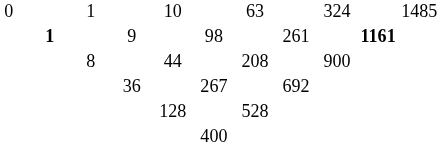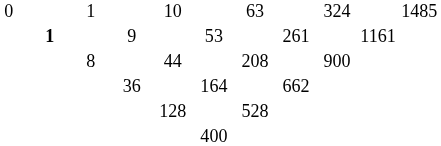(214, 36) 98 -> (214, 36) 53
(378, 36) bold -> (378, 36) normal
(214, 86) 267 -> (214, 86) 164
(296, 86) 692 -> (296, 86) 662
